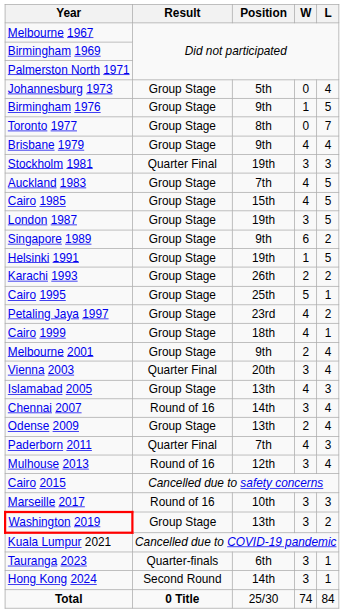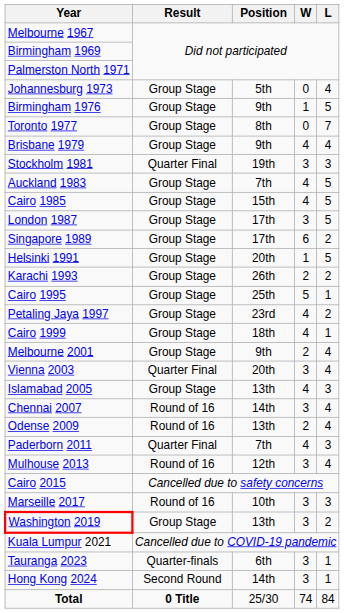(264, 220) 19th -> (264, 220) 17th
(264, 239) 9th -> (264, 239) 17th
(264, 257) 19th -> (264, 257) 20th
(182, 426) Group Stage -> (182, 426) Round of 16
